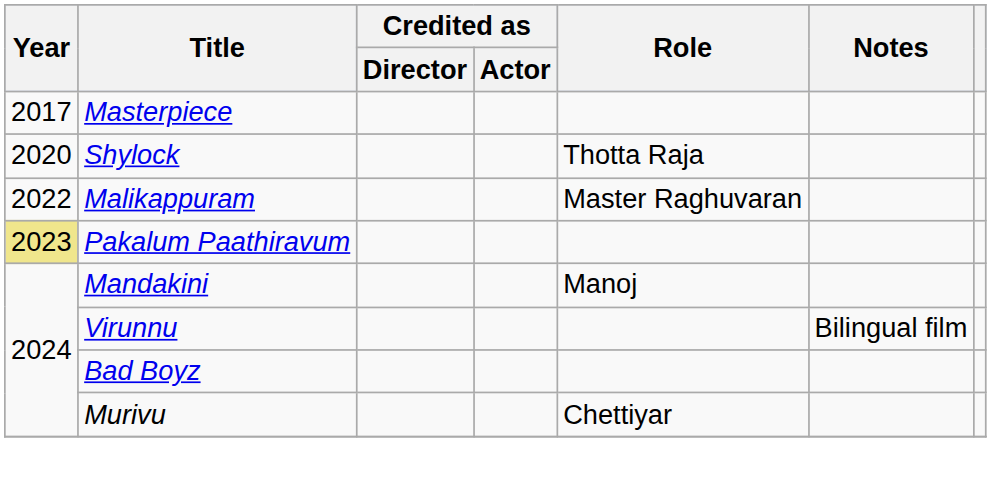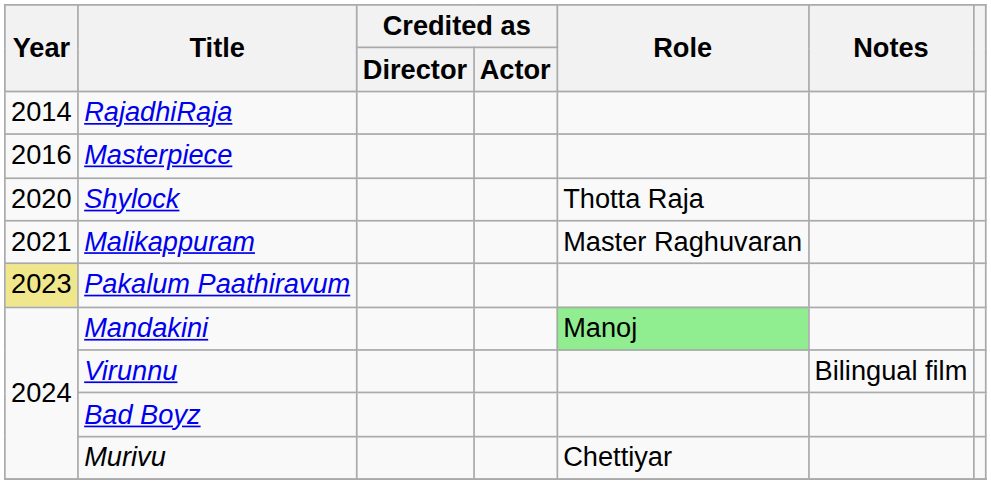+ row: (158, 112)
(41, 112) 2017 -> (41, 155) 2016
(41, 198) 2022 -> (41, 241) 2021
(600, 284) no background -> (600, 328) lightgreen background
